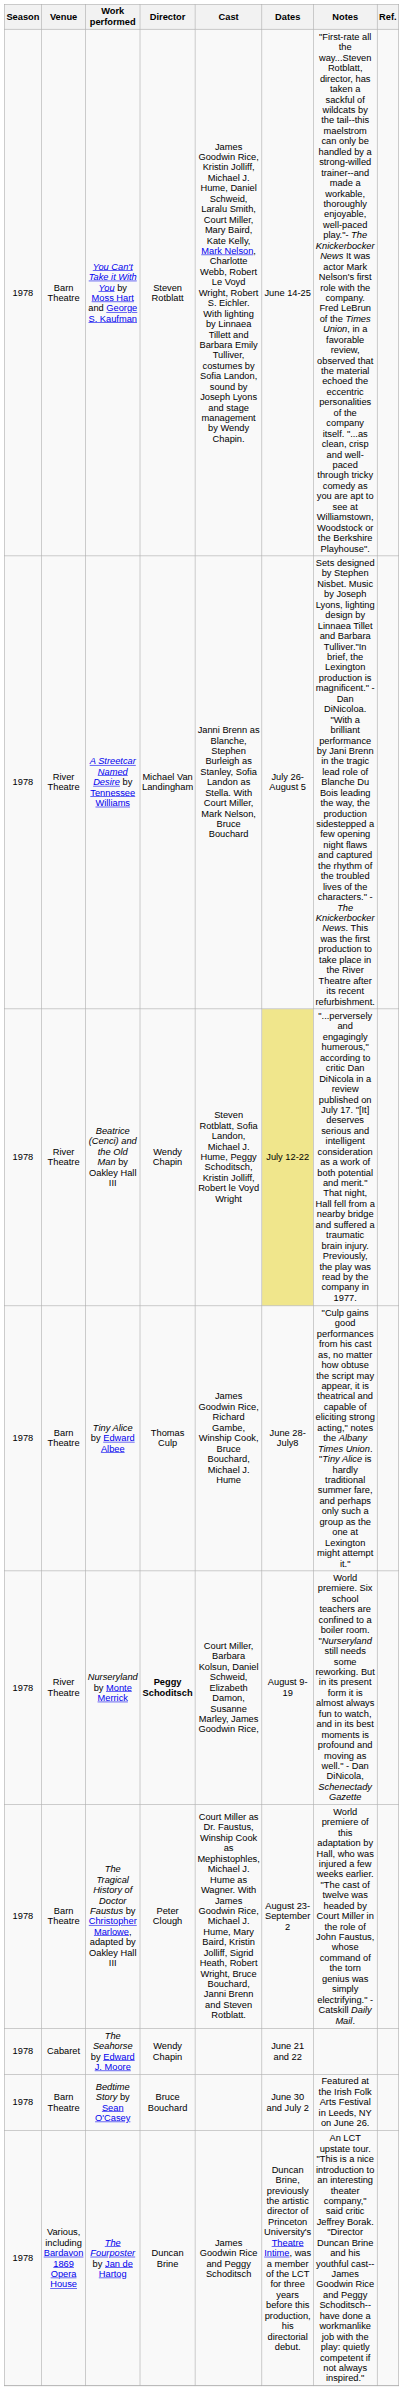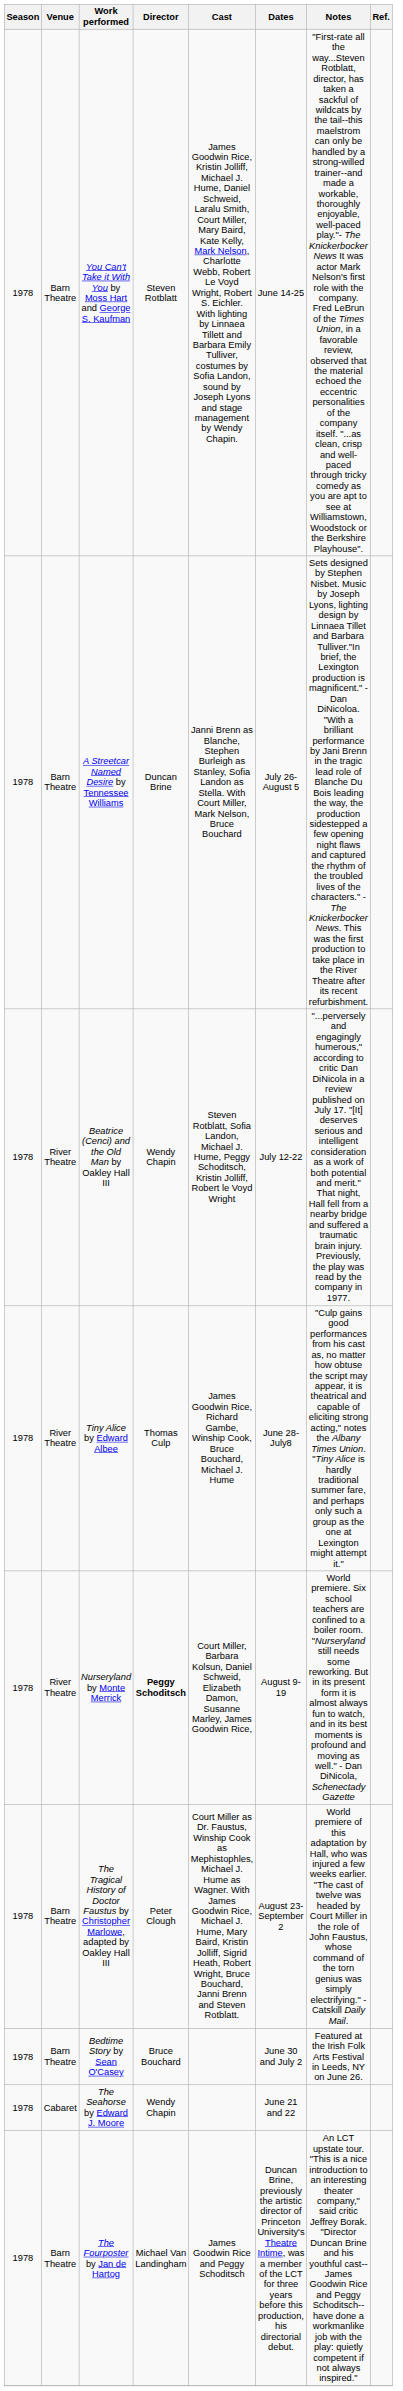(64, 782) River Theatre -> (60, 782) Barn Theatre
(168, 782) Michael Van Landingham -> (161, 782) Duncan Brine
(288, 1157) khaki background -> (281, 1157) no background
(64, 1438) Barn Theatre -> (60, 1438) River Theatre
rows swapped: (113, 2051) <-> (113, 2102)
(64, 2258) Various, including Bardavon 1869 Opera House -> (60, 2258) Barn Theatre
(168, 2258) Duncan Brine -> (161, 2258) Michael Van Landingham
